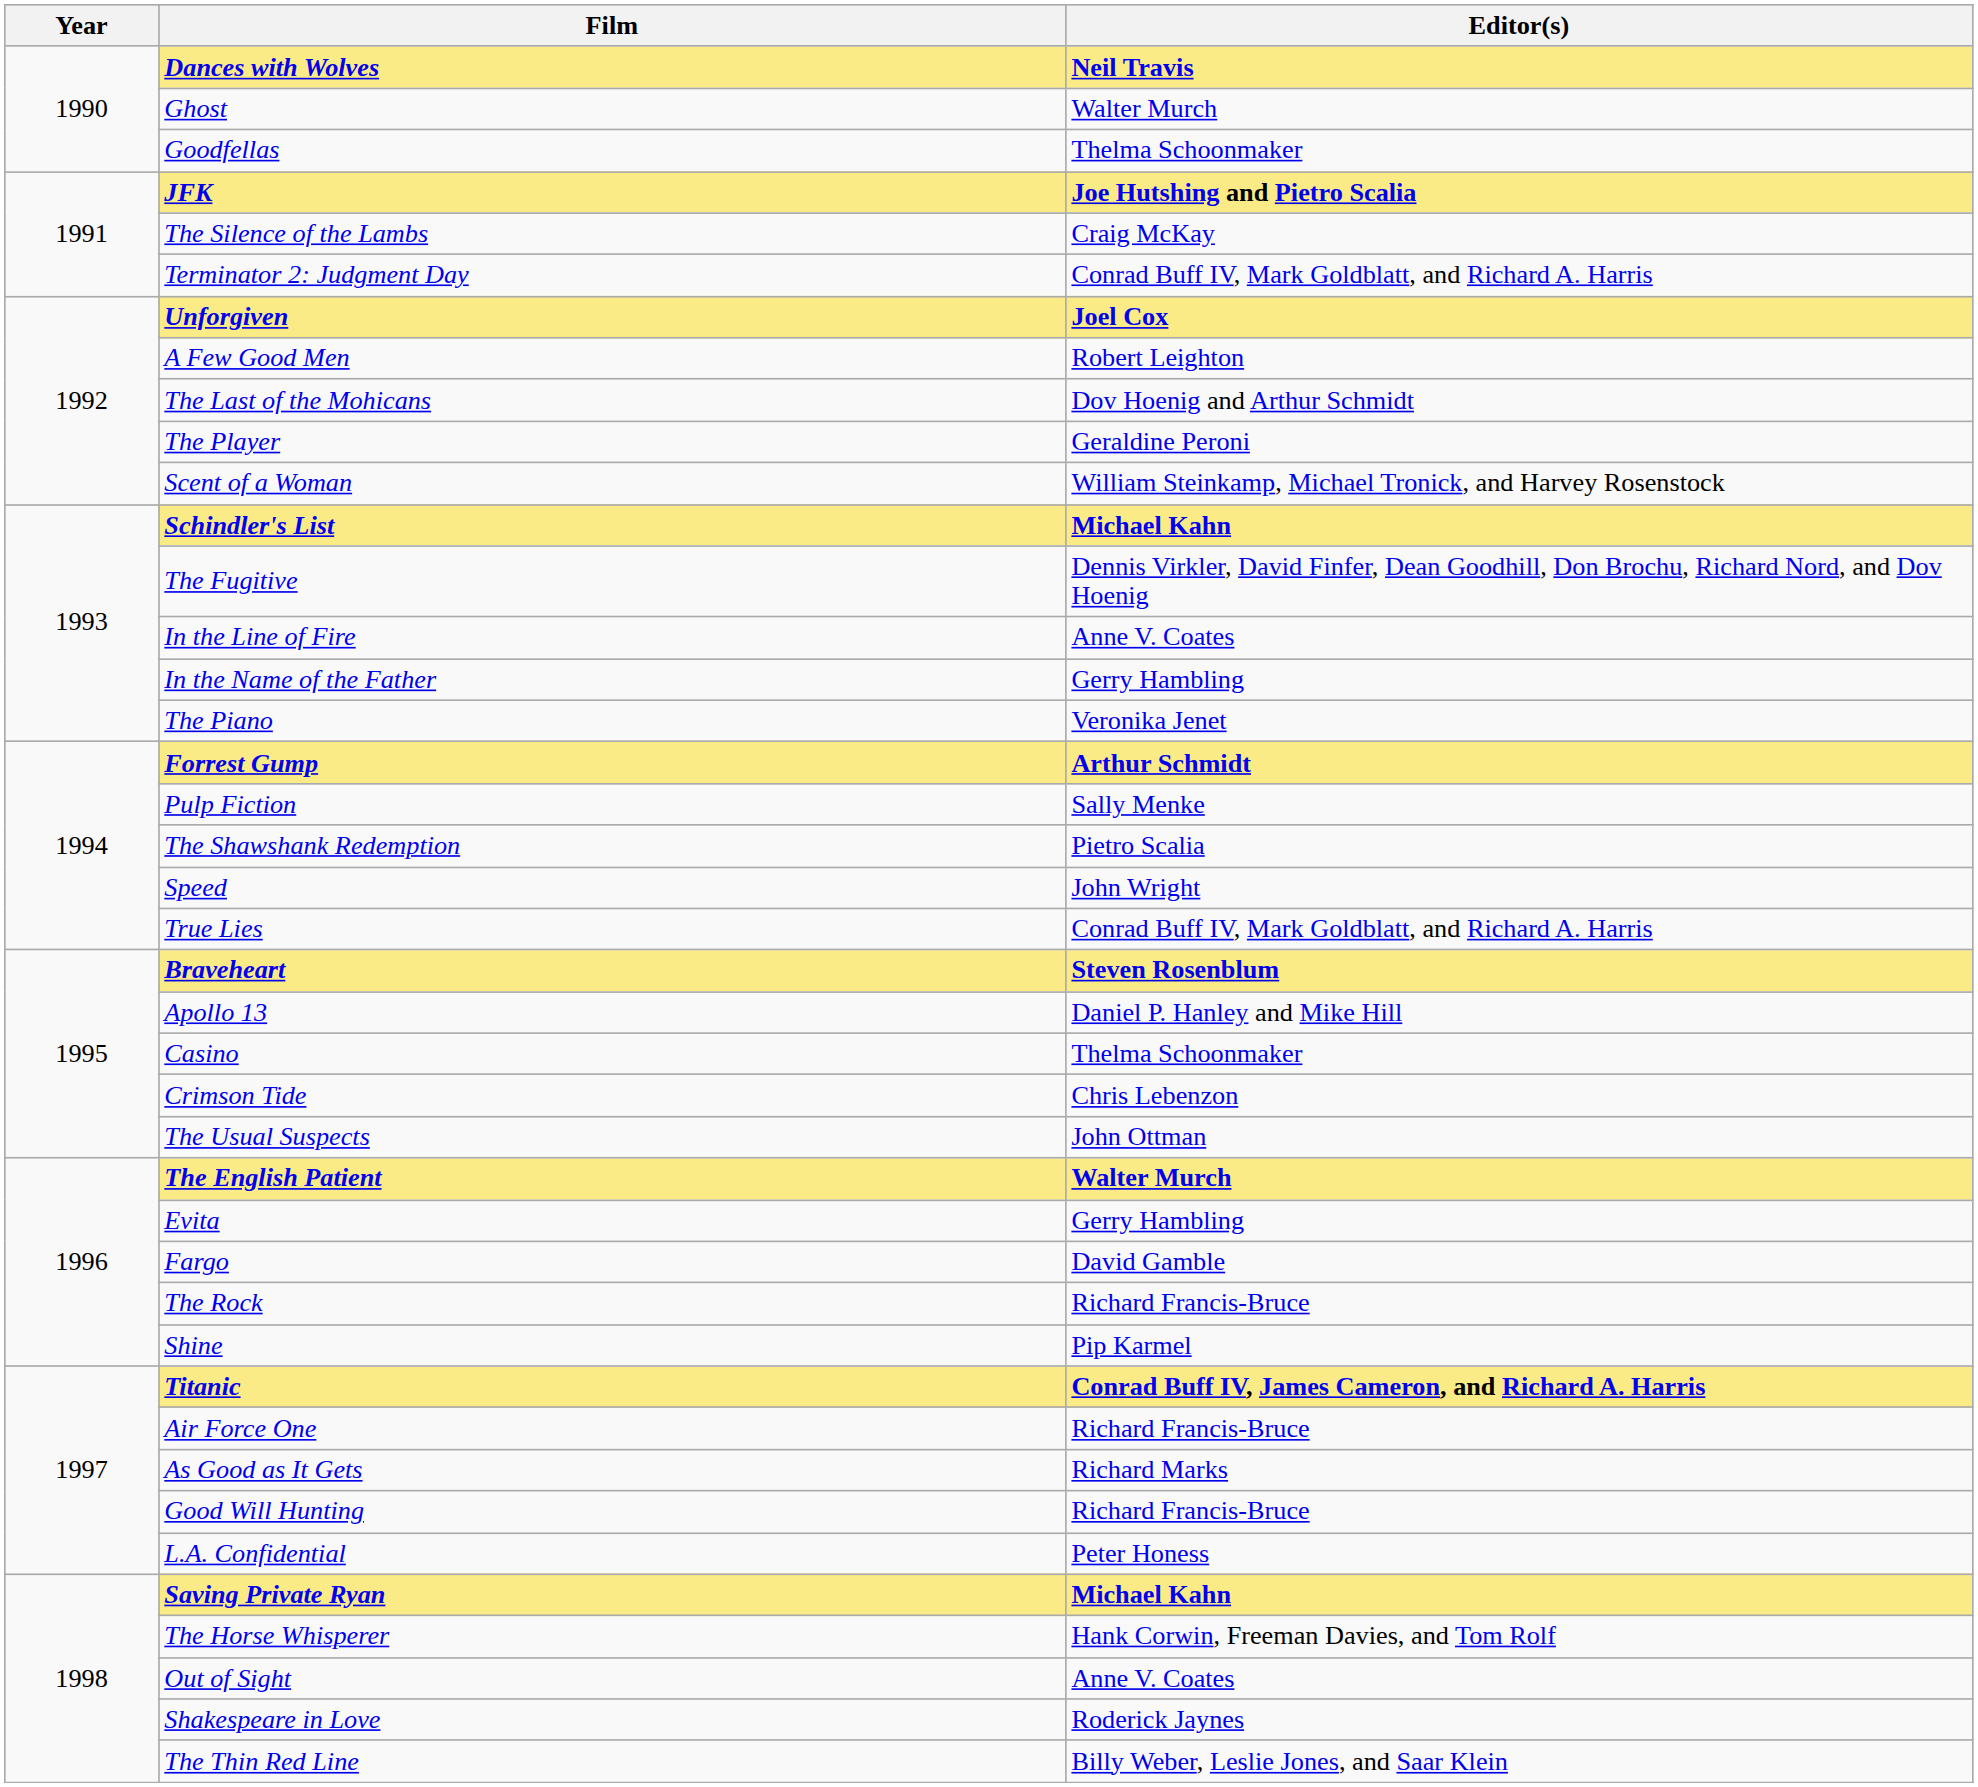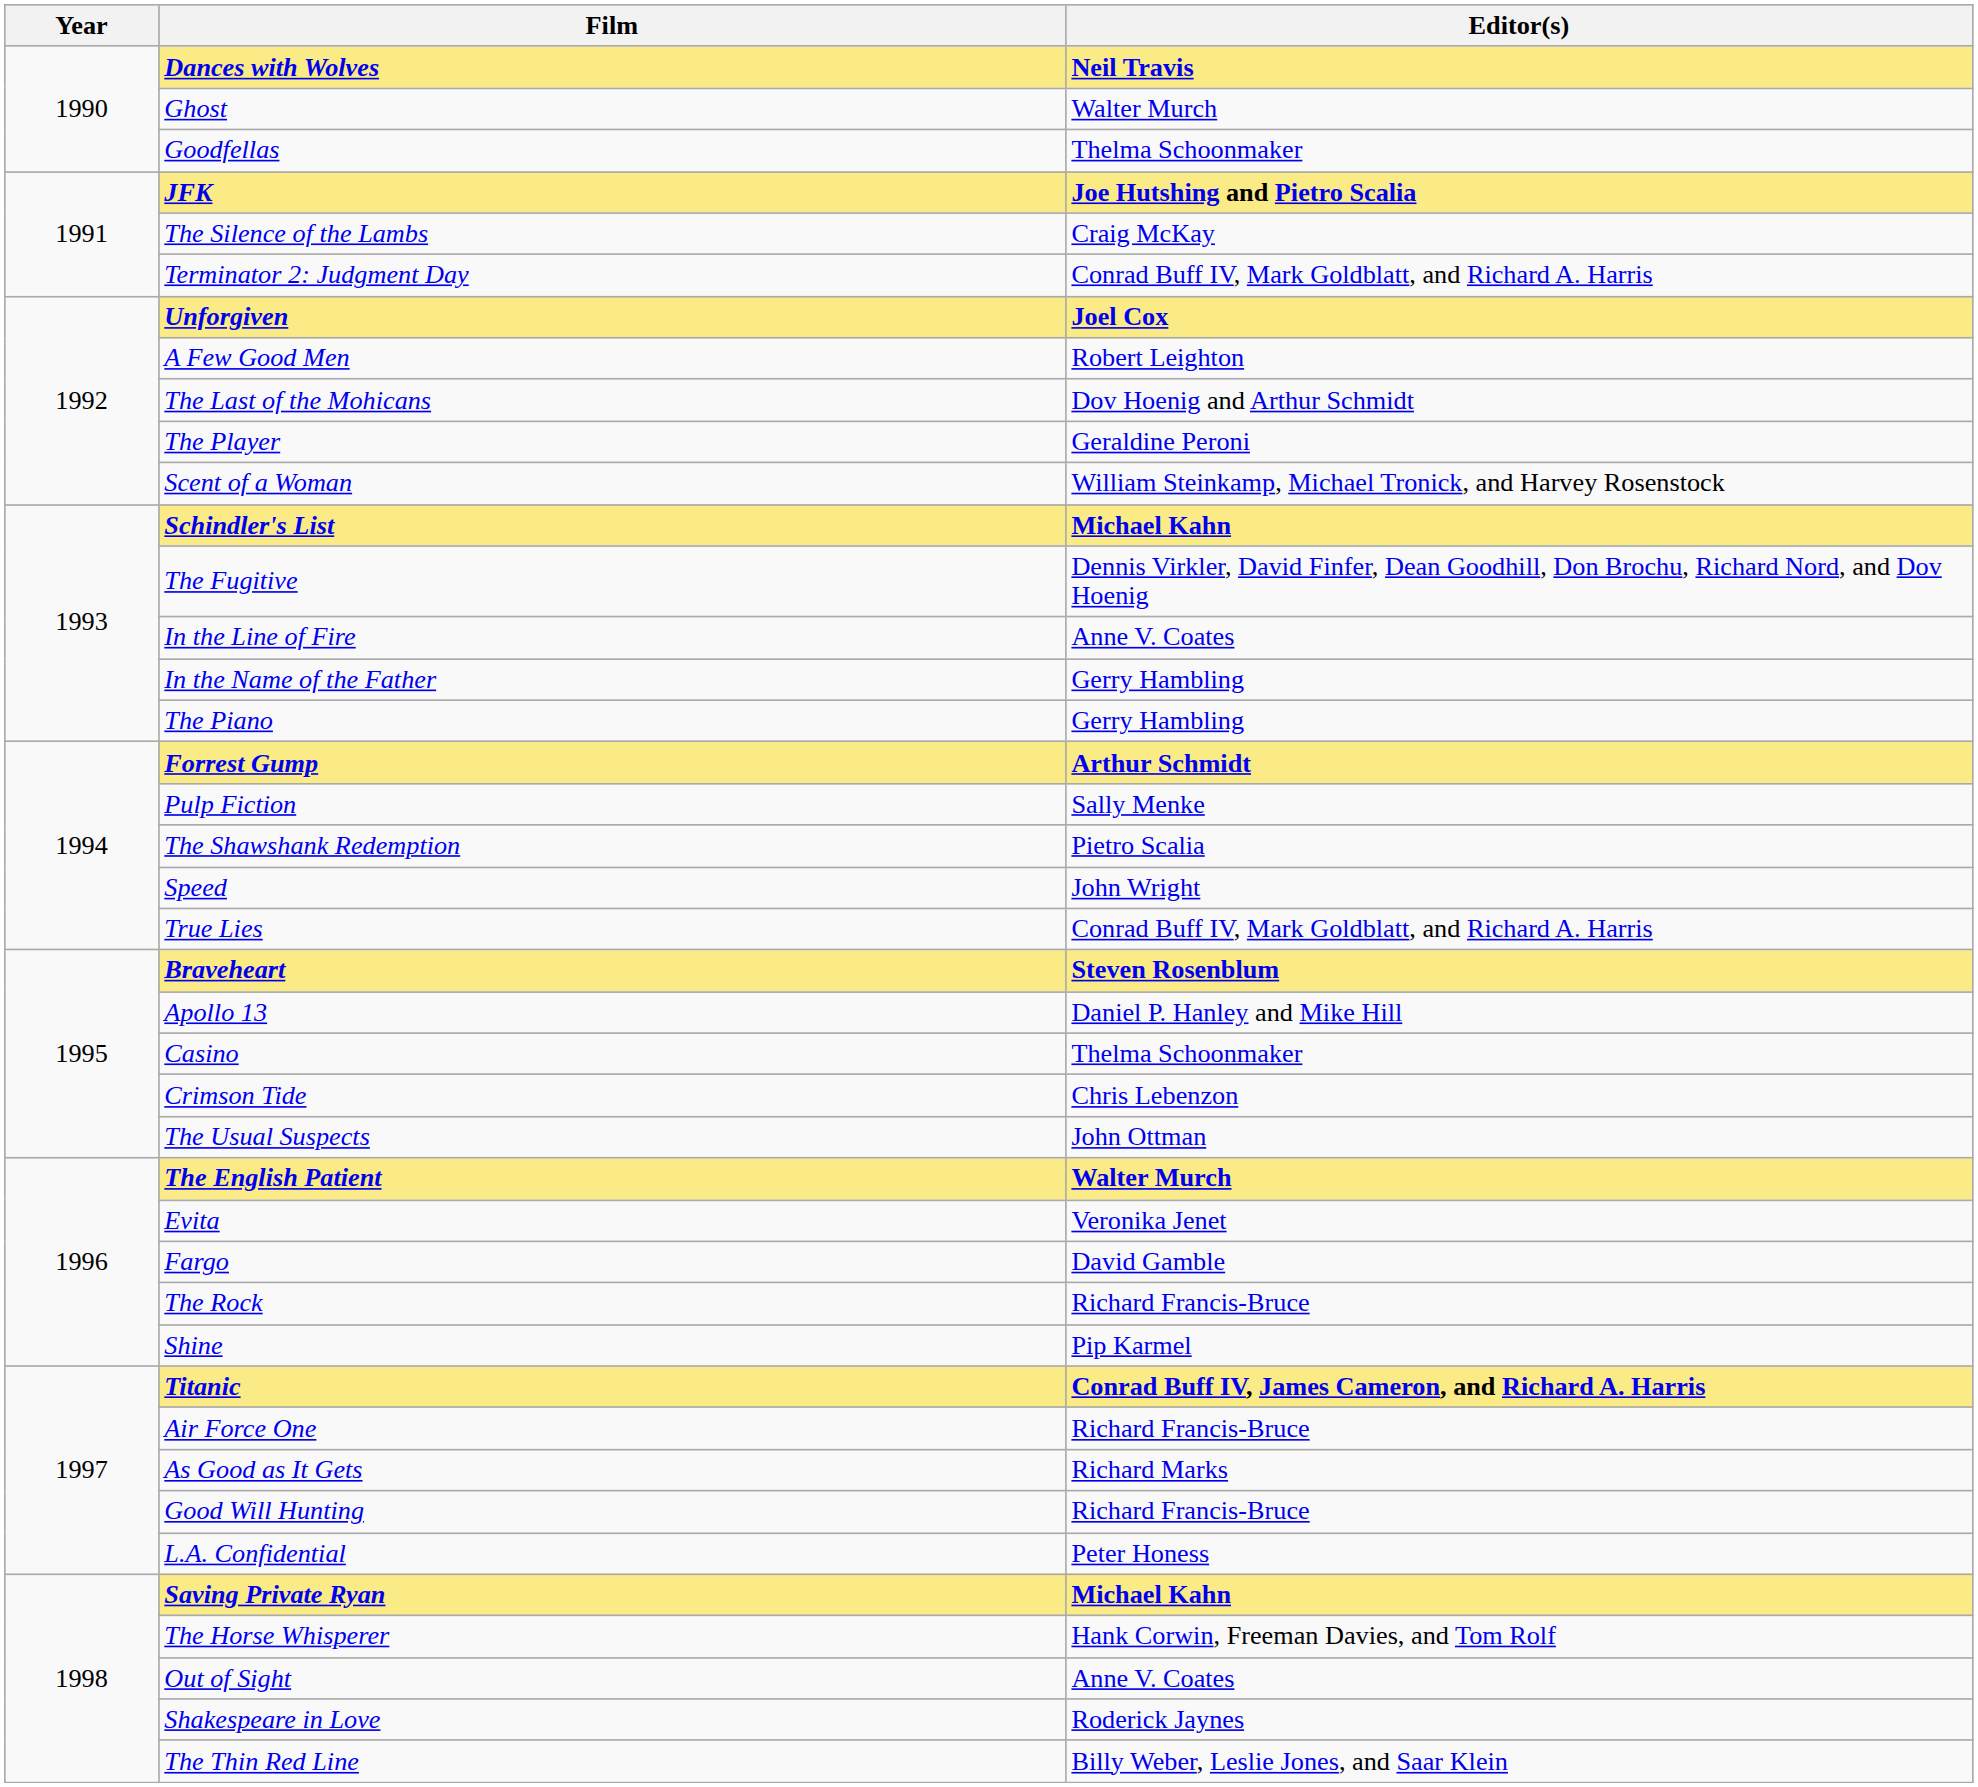(1149, 720) Veronika Jenet -> (1158, 720) Gerry Hambling
(1158, 1220) Gerry Hambling -> (1149, 1220) Veronika Jenet
